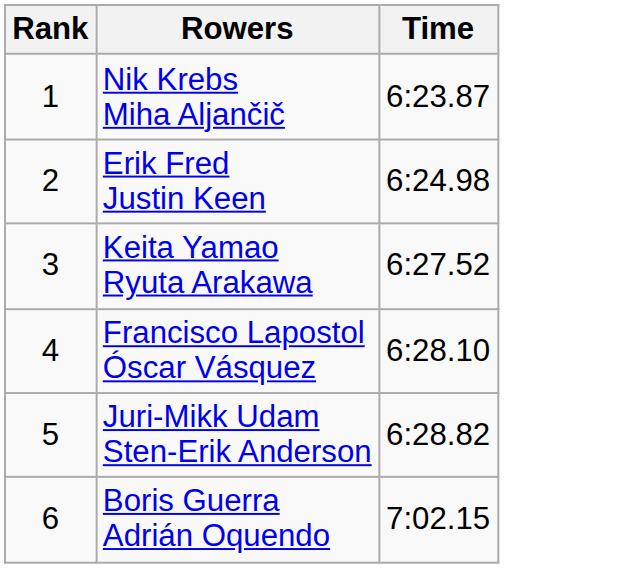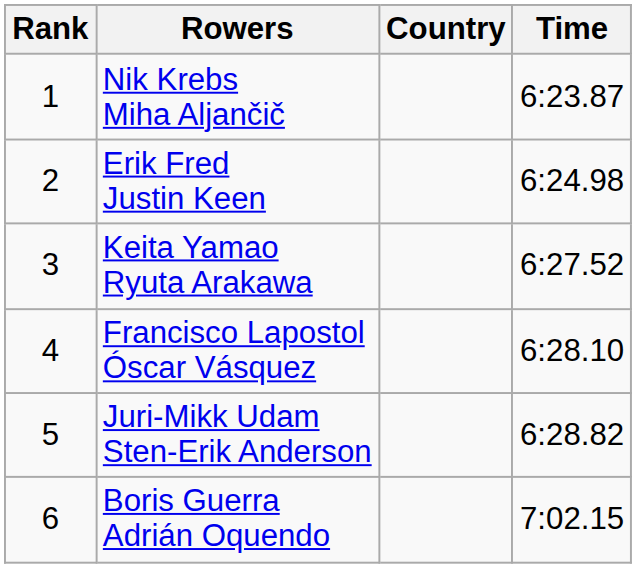+ column: (446, 29)
